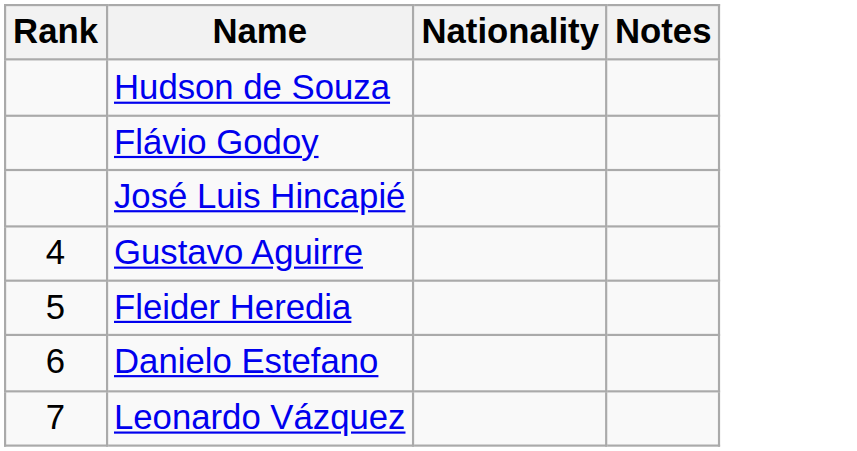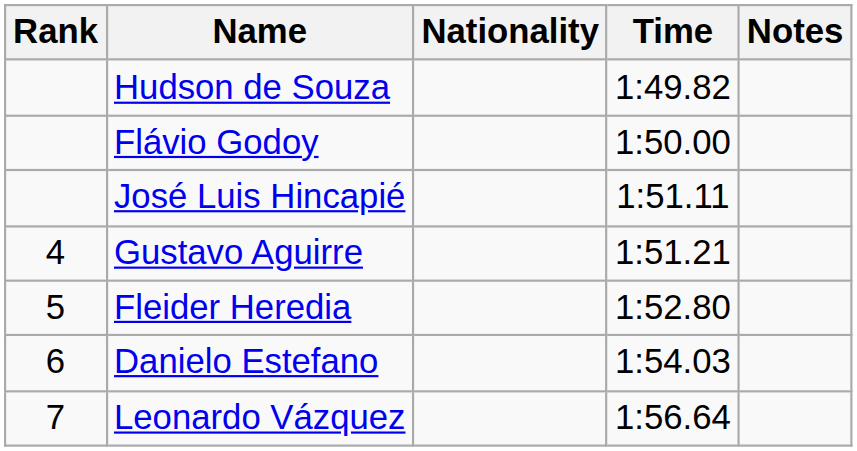+ column: (673, 32)
